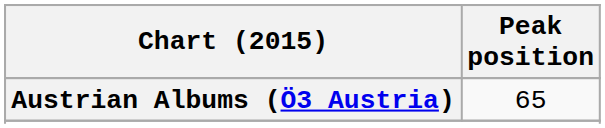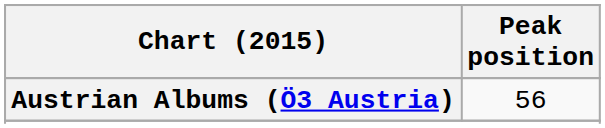(531, 100) 65 -> (531, 100) 56
